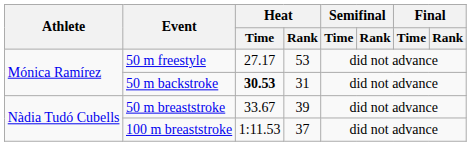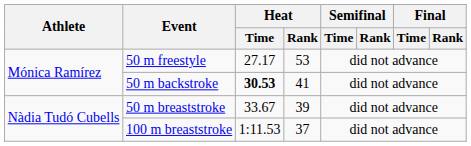(302, 84) 31 -> (302, 84) 41
